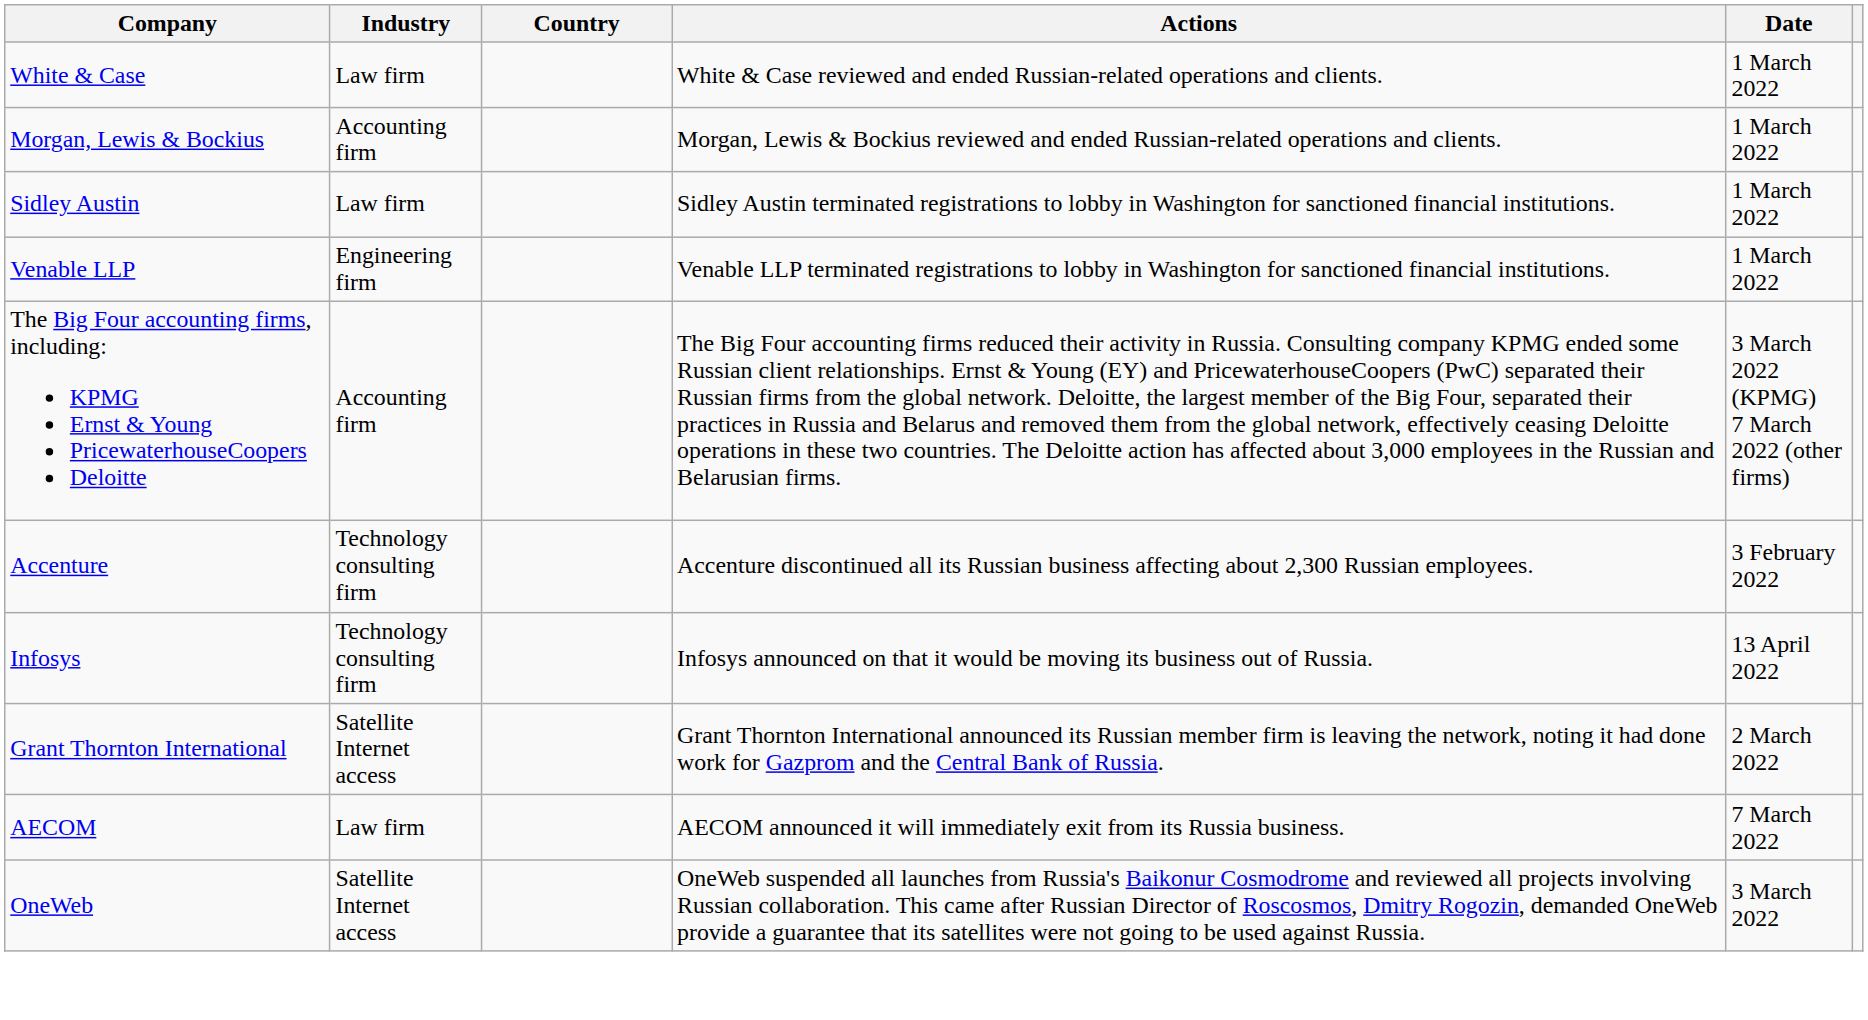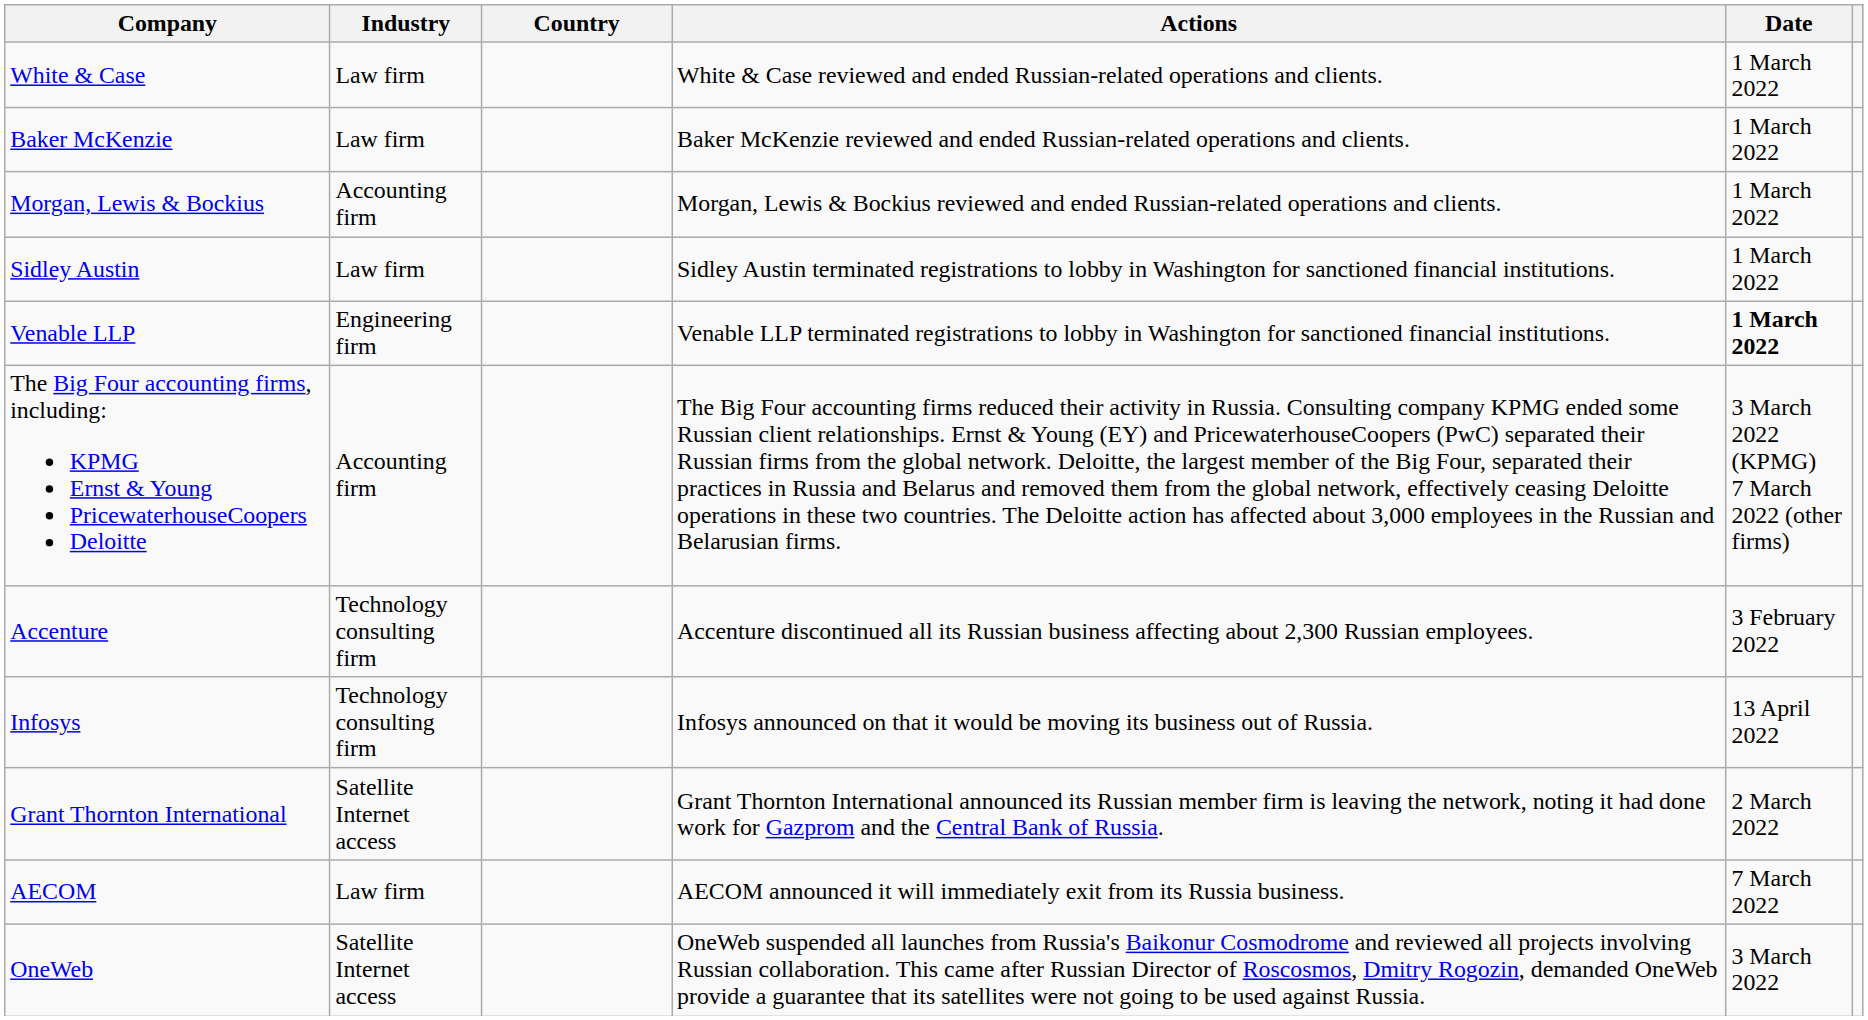+ row: (91, 139)
(1772, 268) normal -> (1775, 333) bold
